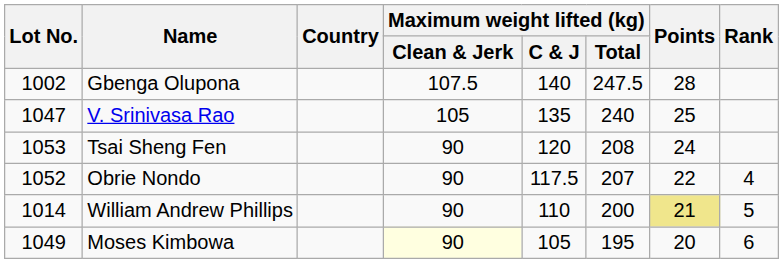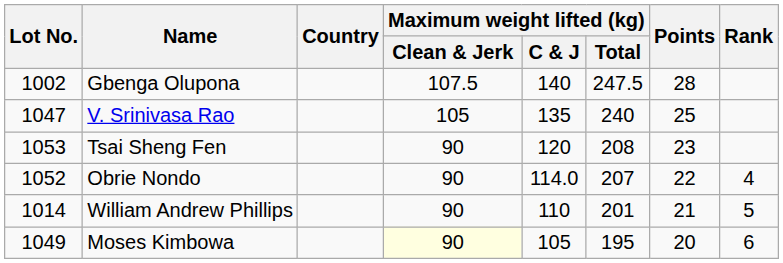(684, 147) 24 -> (684, 147) 23
(554, 178) 117.5 -> (554, 178) 114.0
(618, 210) 200 -> (618, 210) 201
(684, 210) khaki background -> (684, 210) no background
